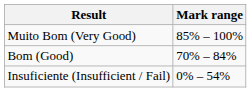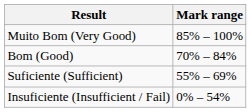+ row: (65, 76)
